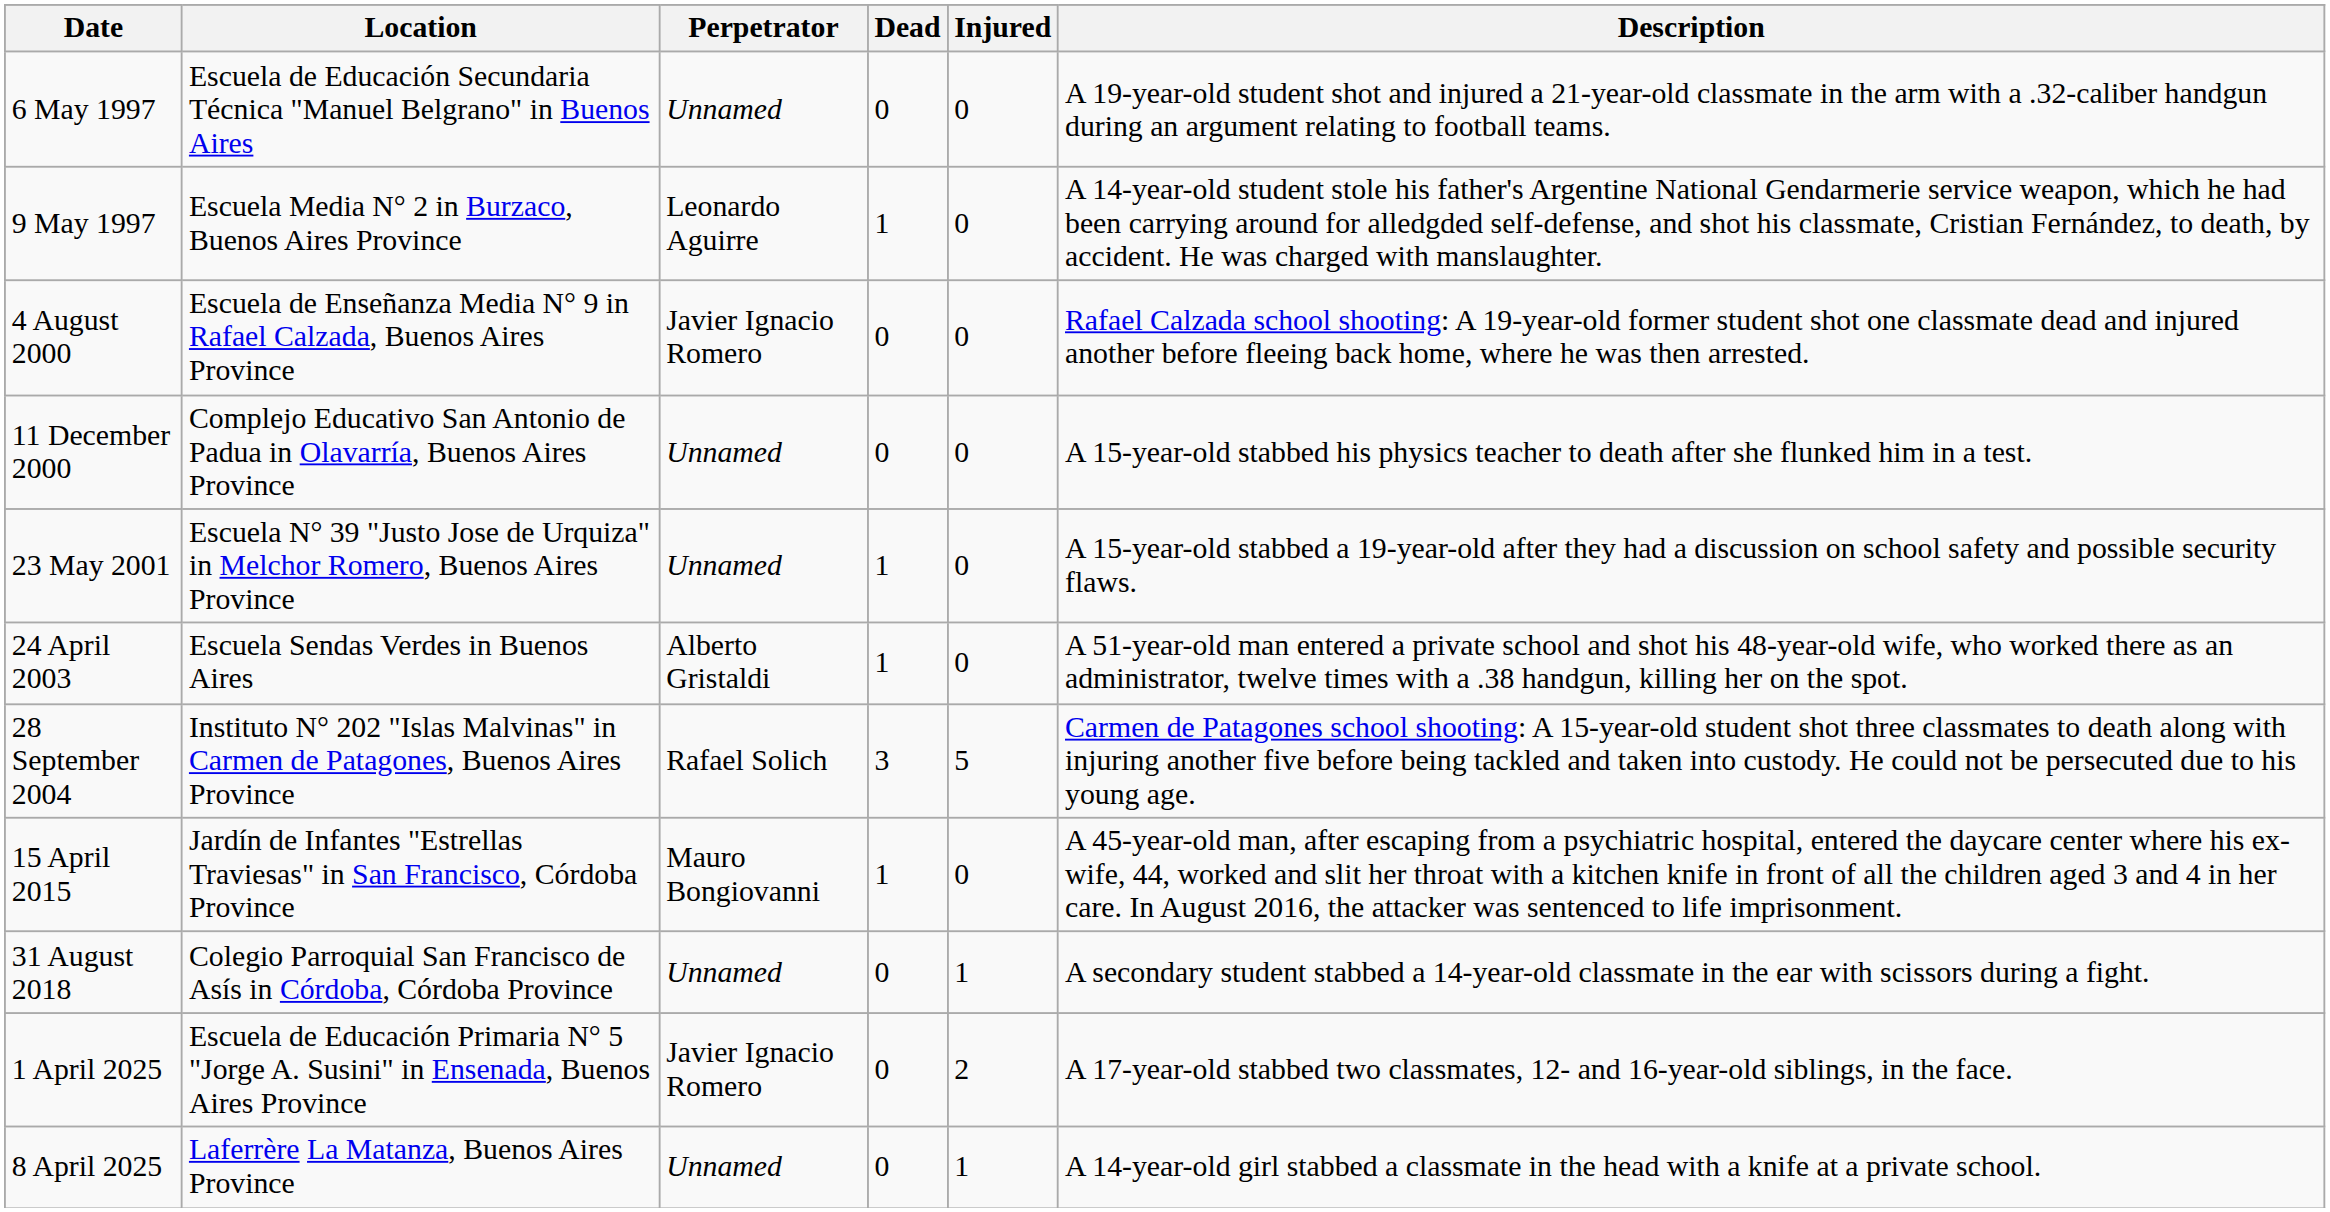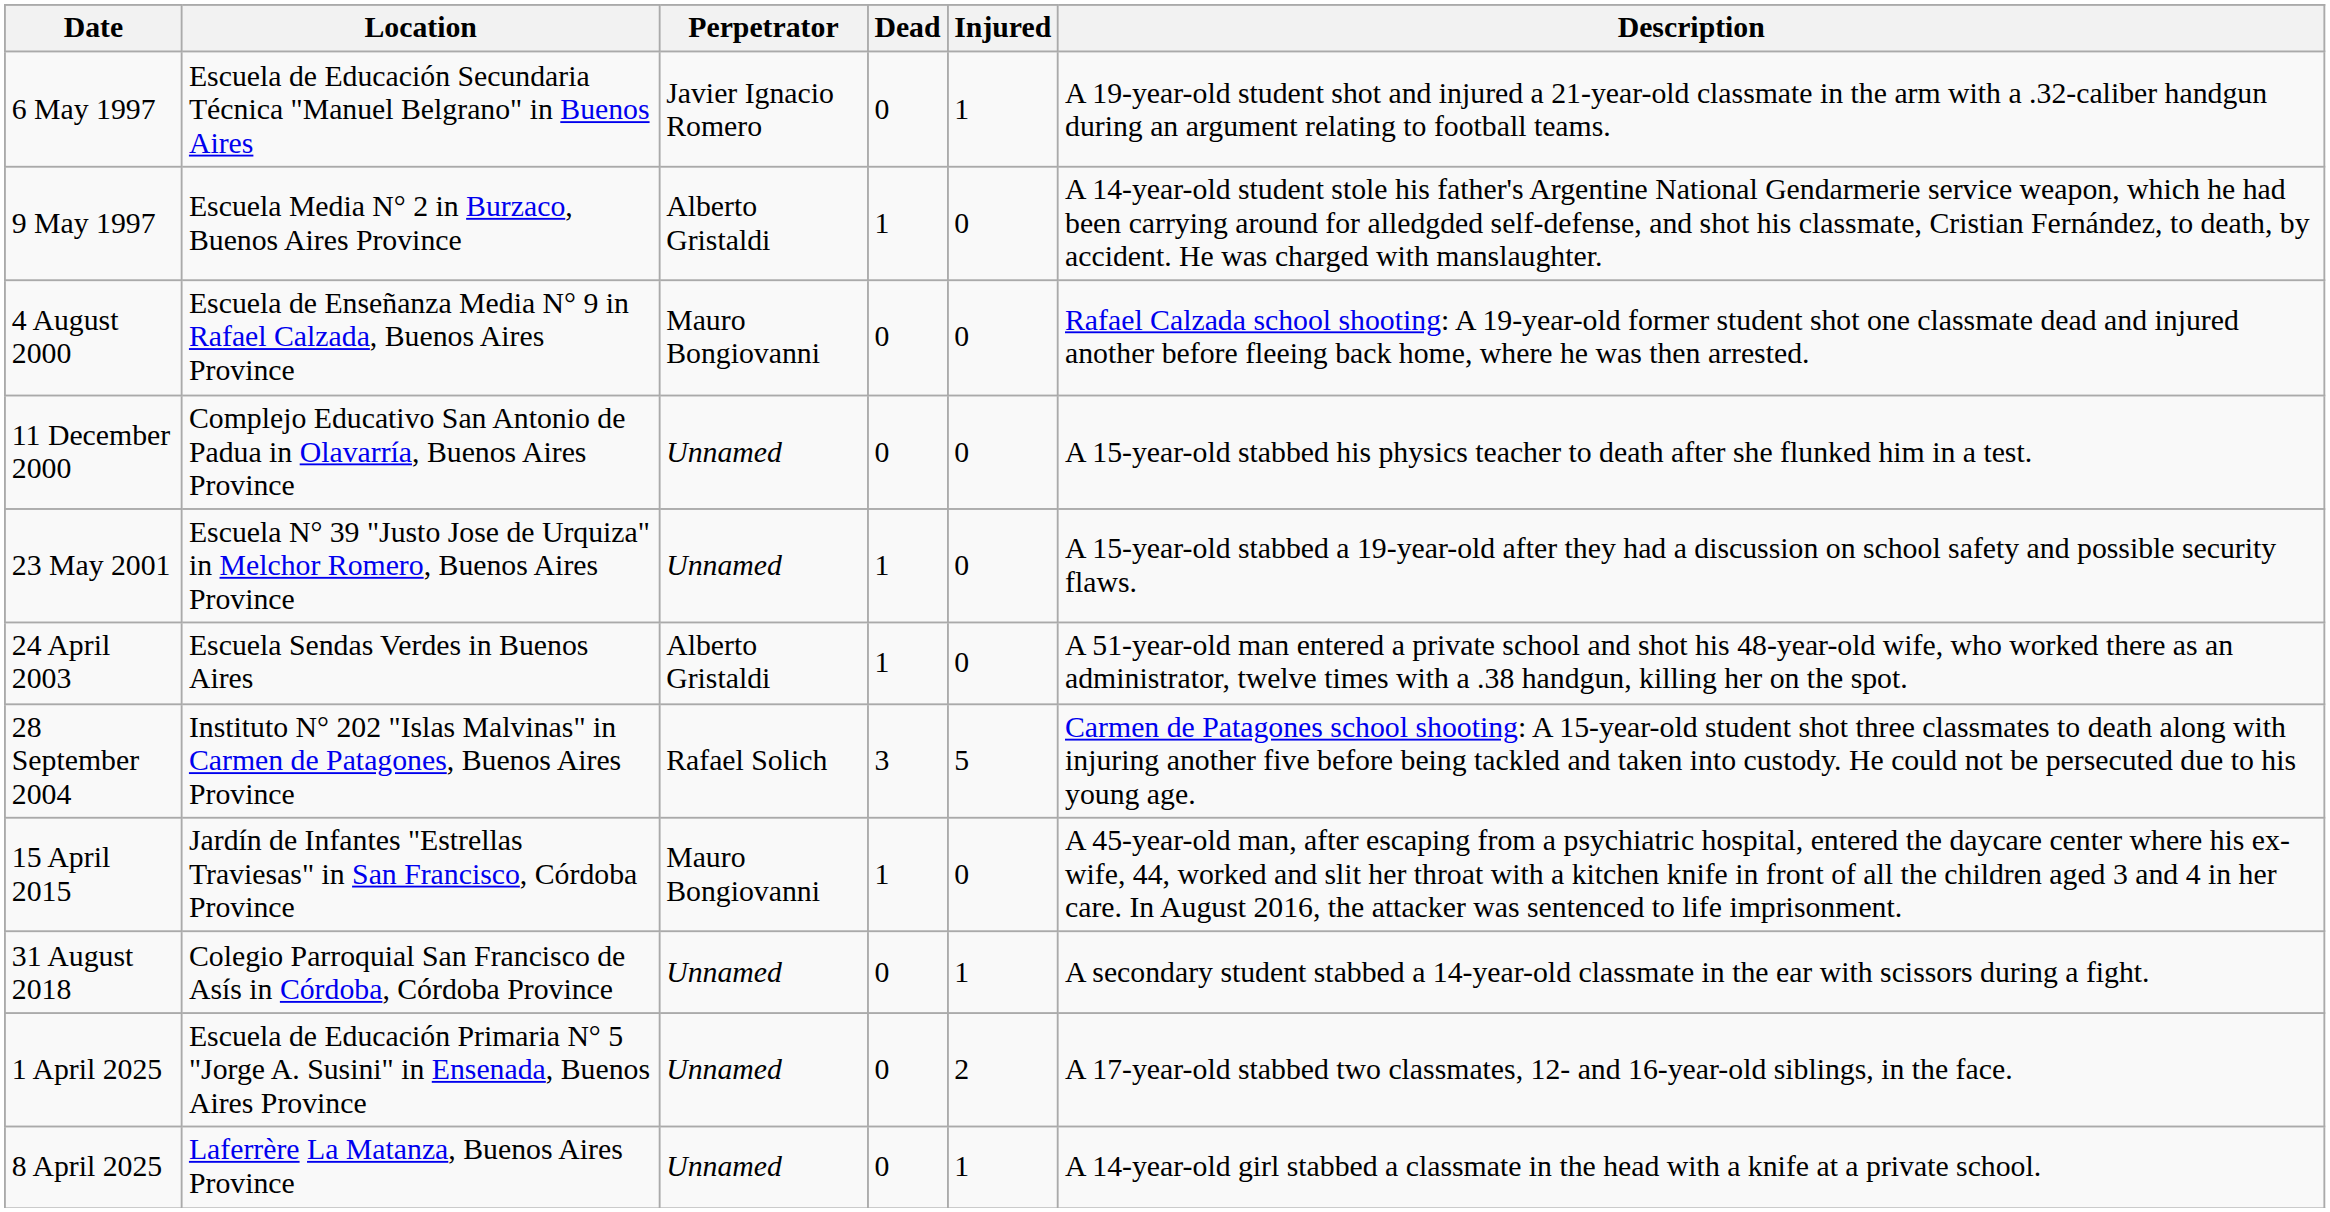(724, 108) Unnamed -> (750, 108) Javier Ignacio Romero
(962, 108) 0 -> (962, 108) 1
(723, 222) Leonardo Aguirre -> (718, 222) Alberto Gristaldi
(750, 337) Javier Ignacio Romero -> (743, 337) Mauro Bongiovanni
(750, 1069) Javier Ignacio Romero -> (724, 1069) Unnamed
